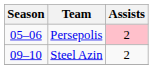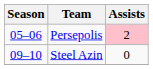(127, 54) 2 -> (127, 54) 0
